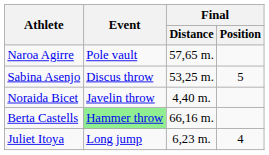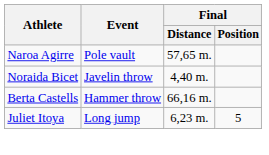- row: (44, 76)
(125, 118) lightgreen background -> (123, 97) no background
(240, 139) 4 -> (238, 118) 5
